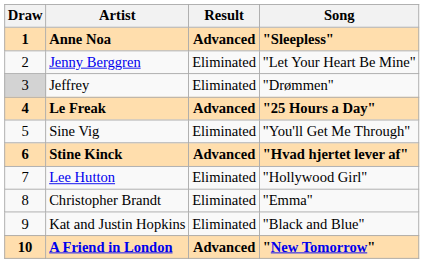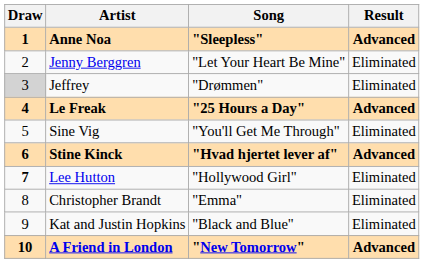columns swapped: (339, 16) <-> (224, 16)
(25, 177) normal -> (25, 177) bold
